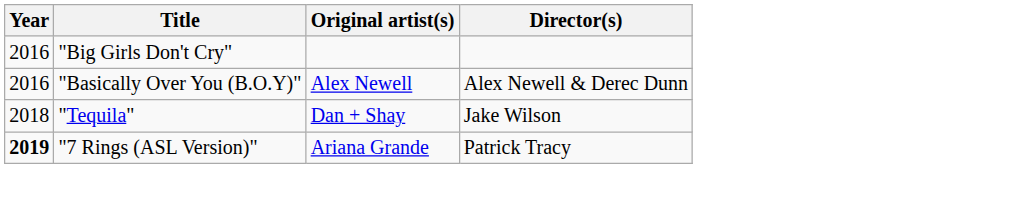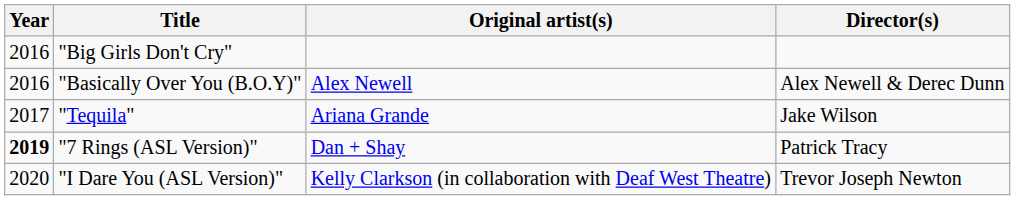(29, 115) 2018 -> (29, 115) 2017
(358, 115) Dan + Shay -> (370, 115) Ariana Grande
(370, 147) Ariana Grande -> (358, 147) Dan + Shay
+ row: (171, 178)
